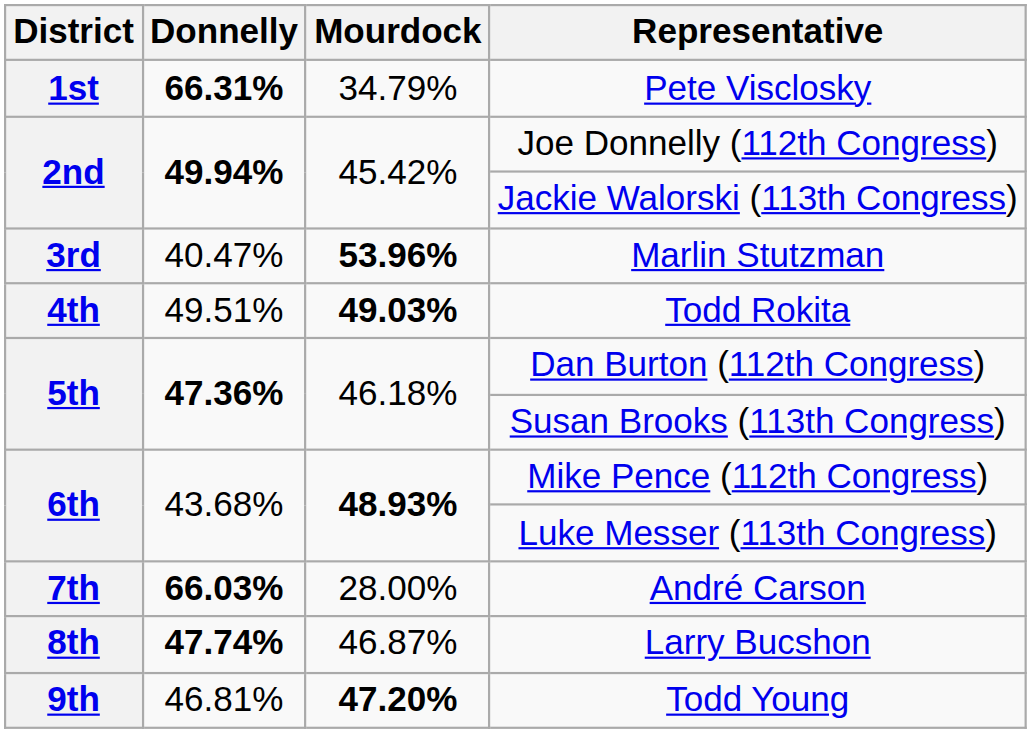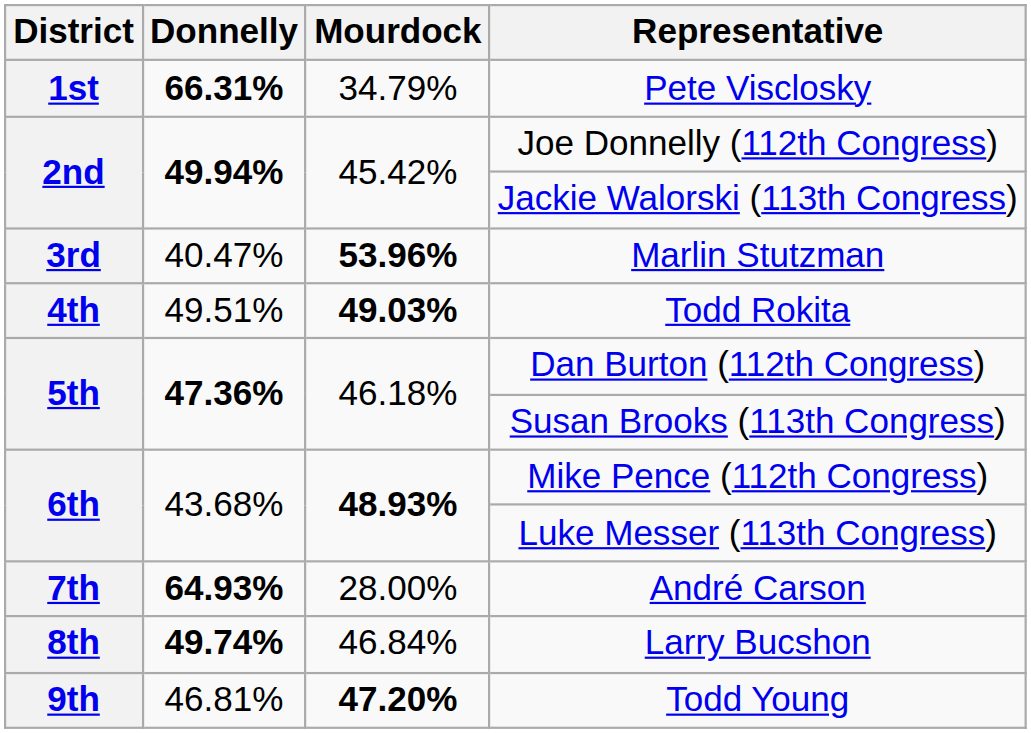(224, 587) 66.03% -> (224, 587) 64.93%
(224, 643) 47.74% -> (224, 643) 49.74%
(398, 643) 46.87% -> (398, 643) 46.84%
